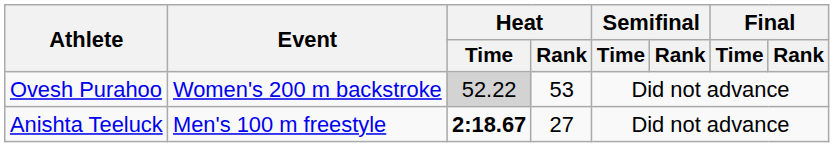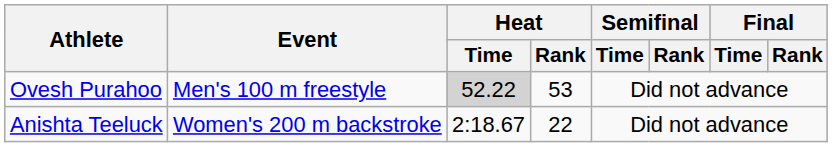(307, 90) Women's 200 m backstroke -> (280, 90) Men's 100 m freestyle
(280, 124) Men's 100 m freestyle -> (307, 124) Women's 200 m backstroke
(489, 124) bold -> (489, 124) normal
(562, 124) 27 -> (560, 124) 22
